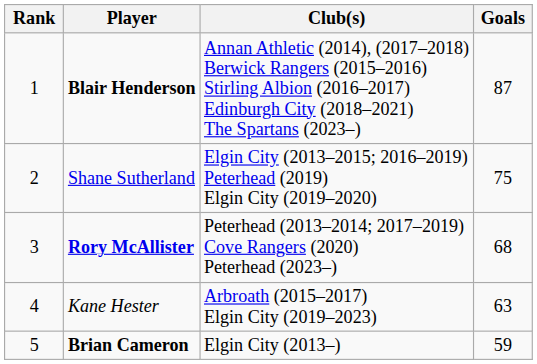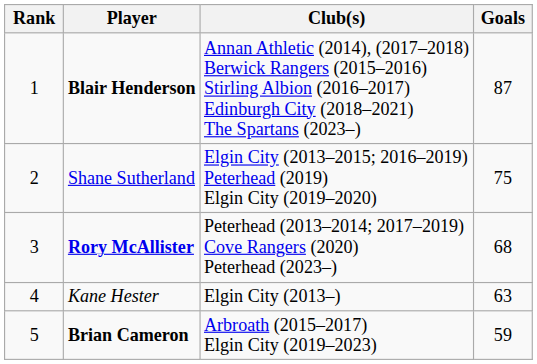(290, 306) Arbroath (2015–2017) Elgin City (2019–2023) -> (272, 296) Elgin City (2013–)
(272, 345) Elgin City (2013–) -> (290, 335) Arbroath (2015–2017) Elgin City (2019–2023)
